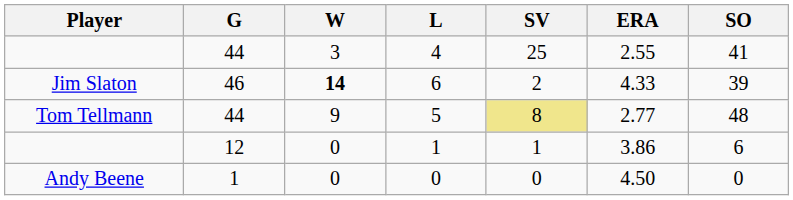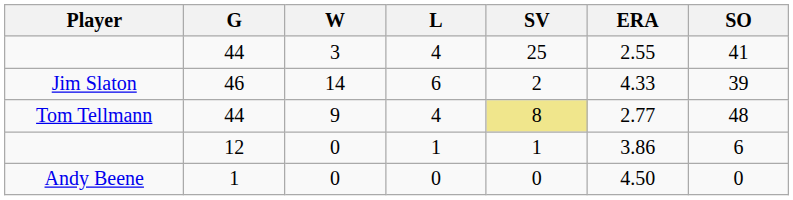(335, 83) bold -> (335, 83) normal
(436, 115) 5 -> (436, 115) 4
